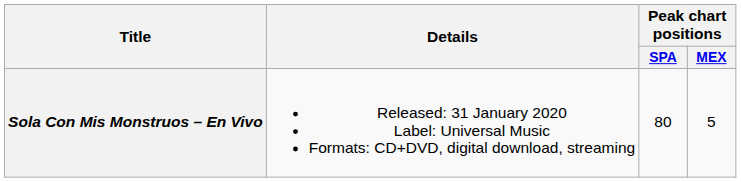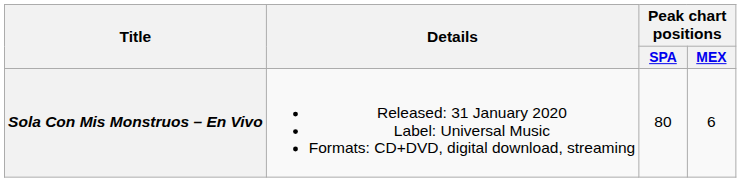(711, 122) 5 -> (711, 122) 6
